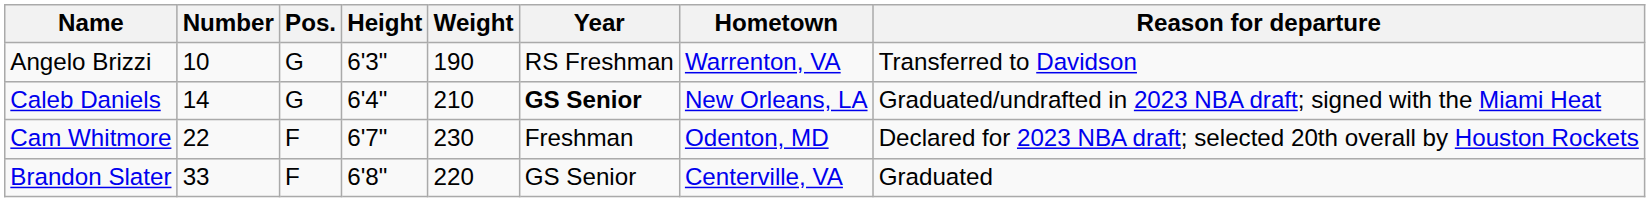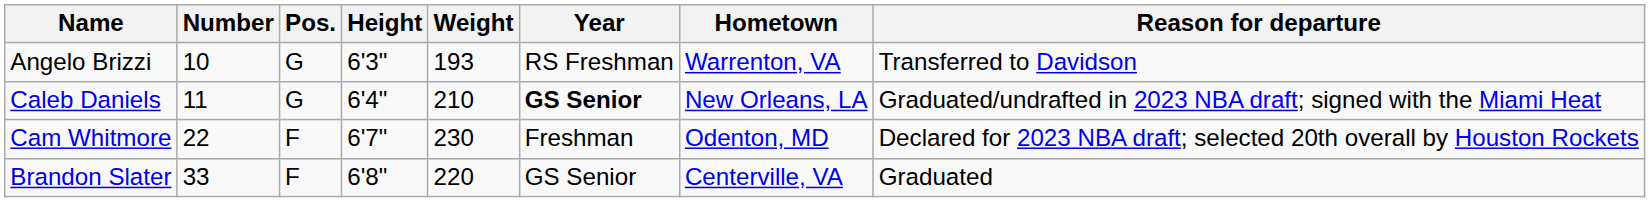(454, 61) 190 -> (454, 61) 193
(196, 100) 14 -> (195, 100) 11
